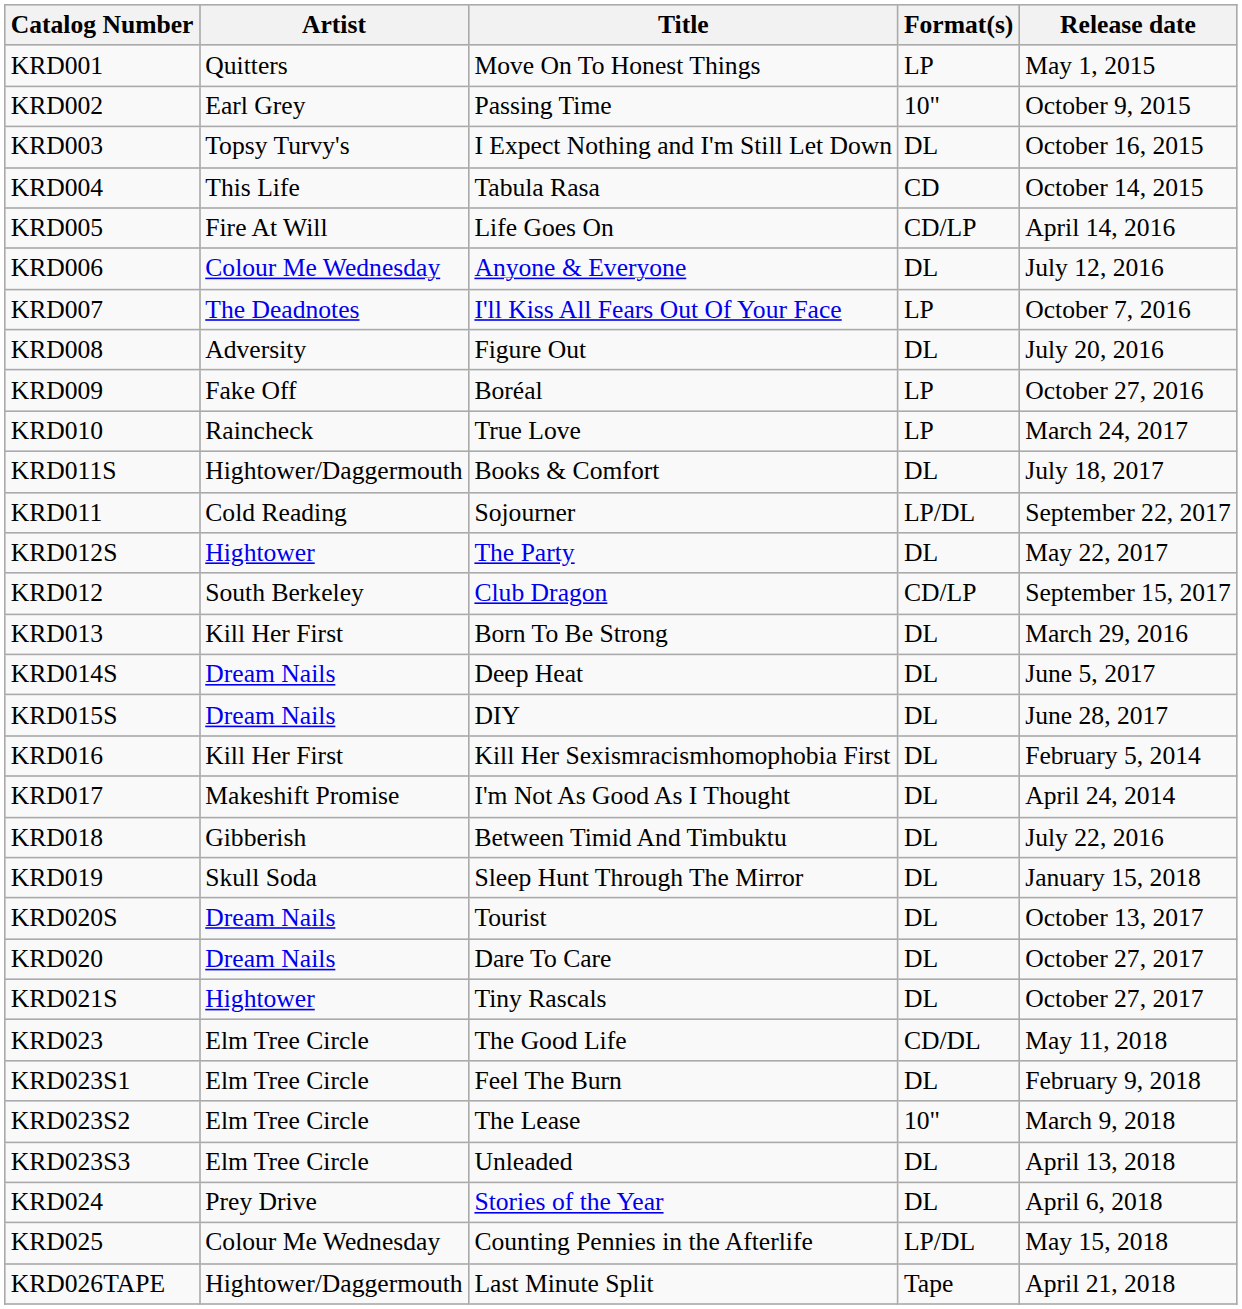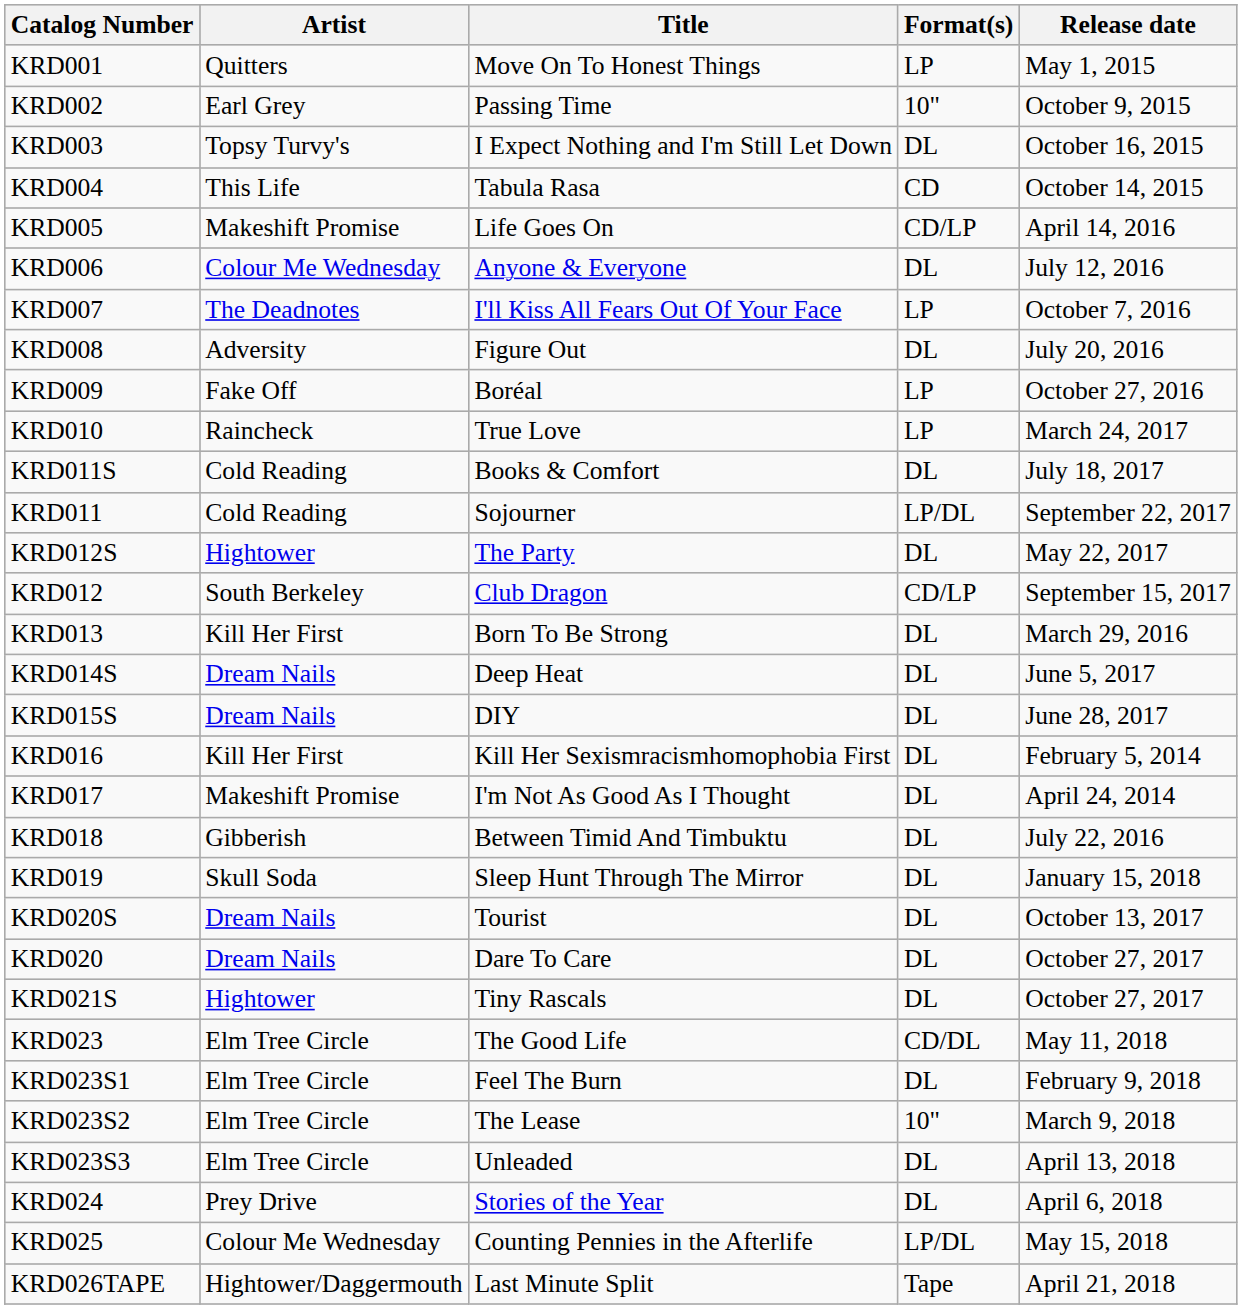(266, 227) Fire At Will -> (302, 227) Makeshift Promise
(334, 471) Hightower/Daggermouth -> (276, 471) Cold Reading
